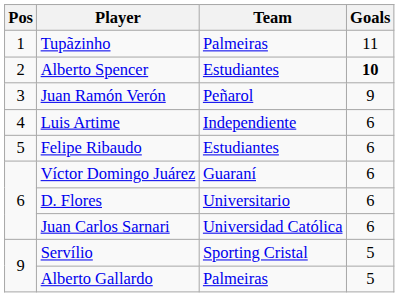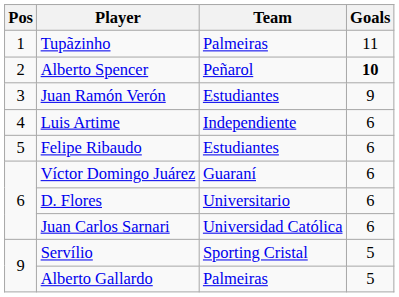(241, 69) Estudiantes -> (228, 69) Peñarol
(228, 95) Peñarol -> (241, 95) Estudiantes
